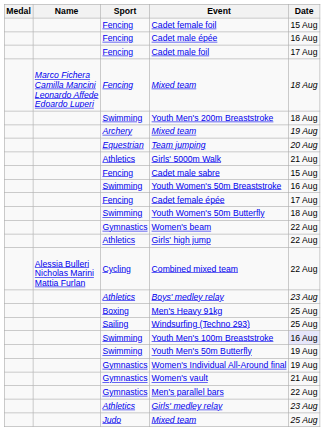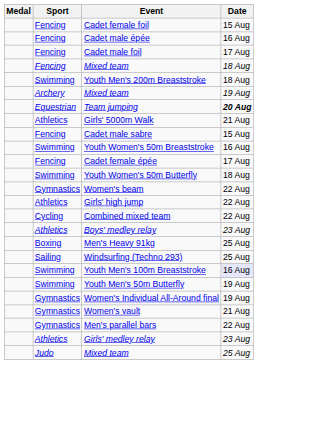- column: (67, 12)
(304, 145) normal -> (237, 107) bold
